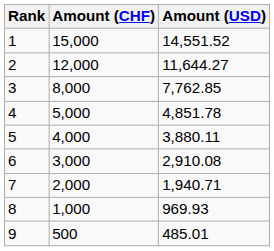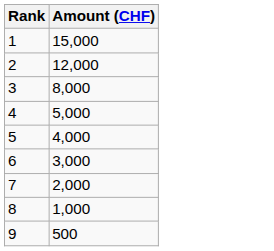- column: (214, 16)
